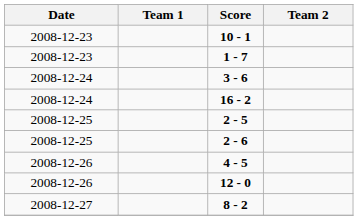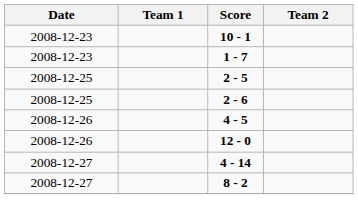- row: (236, 78)
- row: (236, 99)
+ row: (236, 162)
